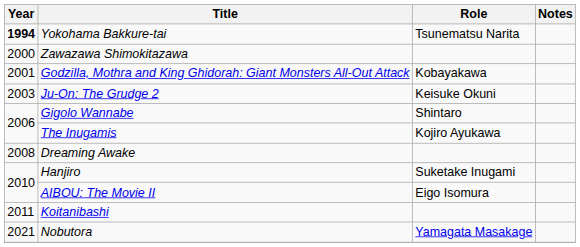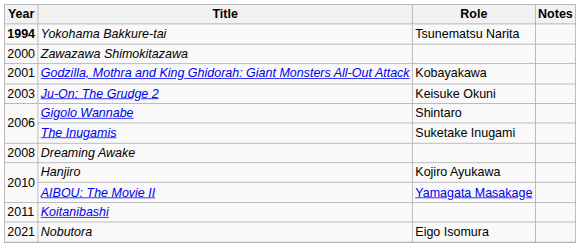(458, 133) Kojiro Ayukawa -> (465, 133) Suketake Inugami
(465, 172) Suketake Inugami -> (458, 172) Kojiro Ayukawa
(452, 192) Eigo Isomura -> (474, 192) Yamagata Masakage
(474, 232) Yamagata Masakage -> (452, 232) Eigo Isomura
